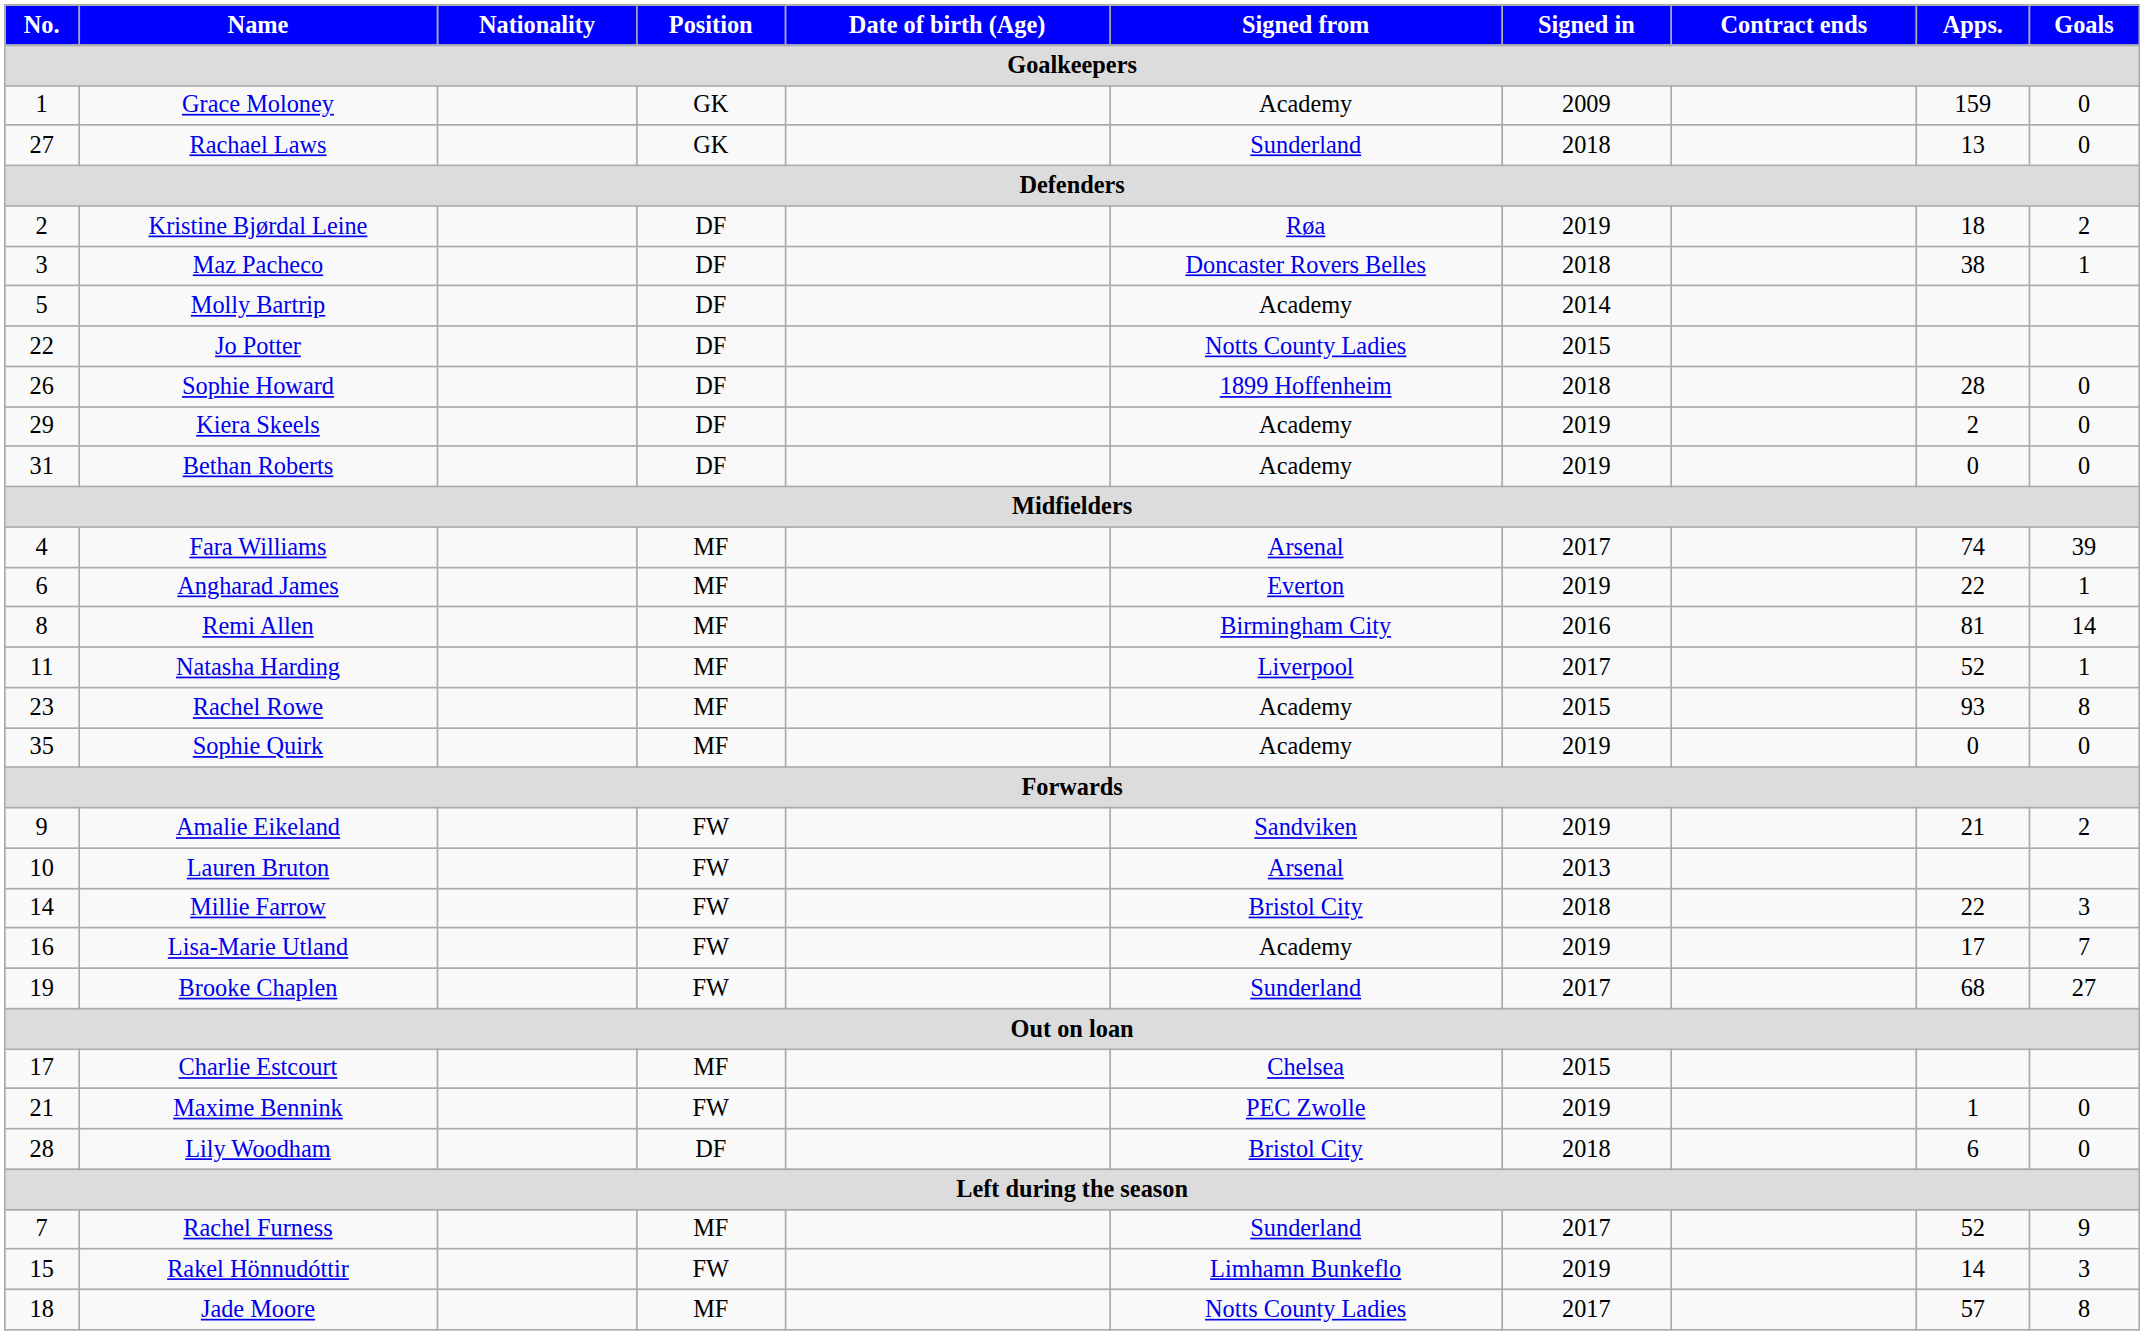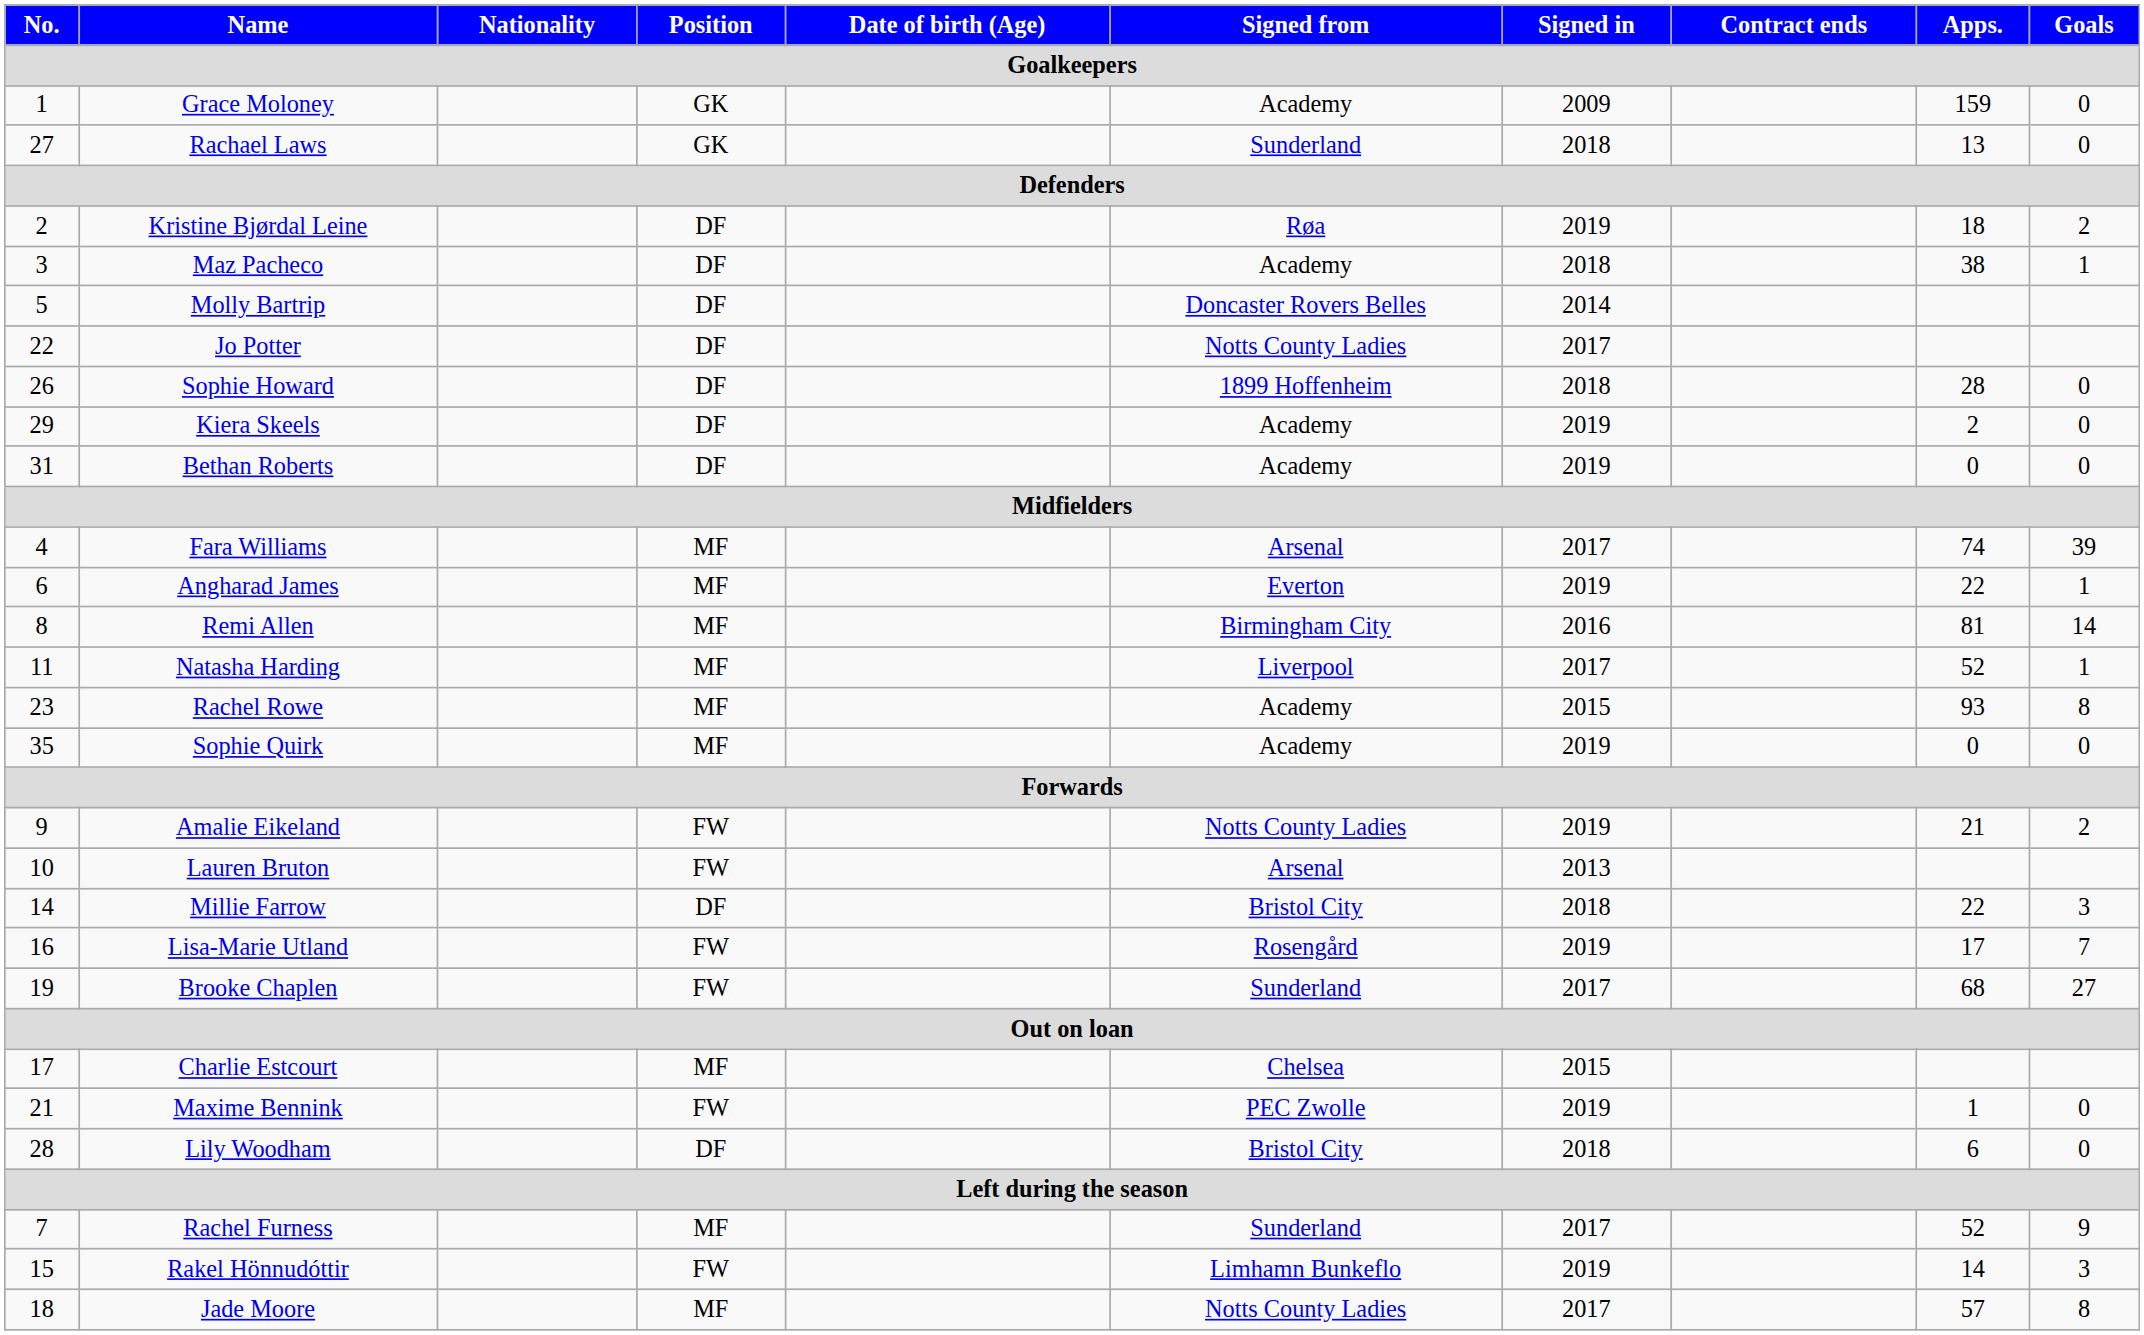(1306, 265) Doncaster Rovers Belles -> (1306, 265) Academy
(1306, 305) Academy -> (1306, 305) Doncaster Rovers Belles
(1586, 346) 2015 -> (1586, 346) 2017
(1306, 827) Sandviken -> (1306, 827) Notts County Ladies
(711, 907) FW -> (711, 907) DF
(1306, 948) Academy -> (1306, 948) Rosengård
